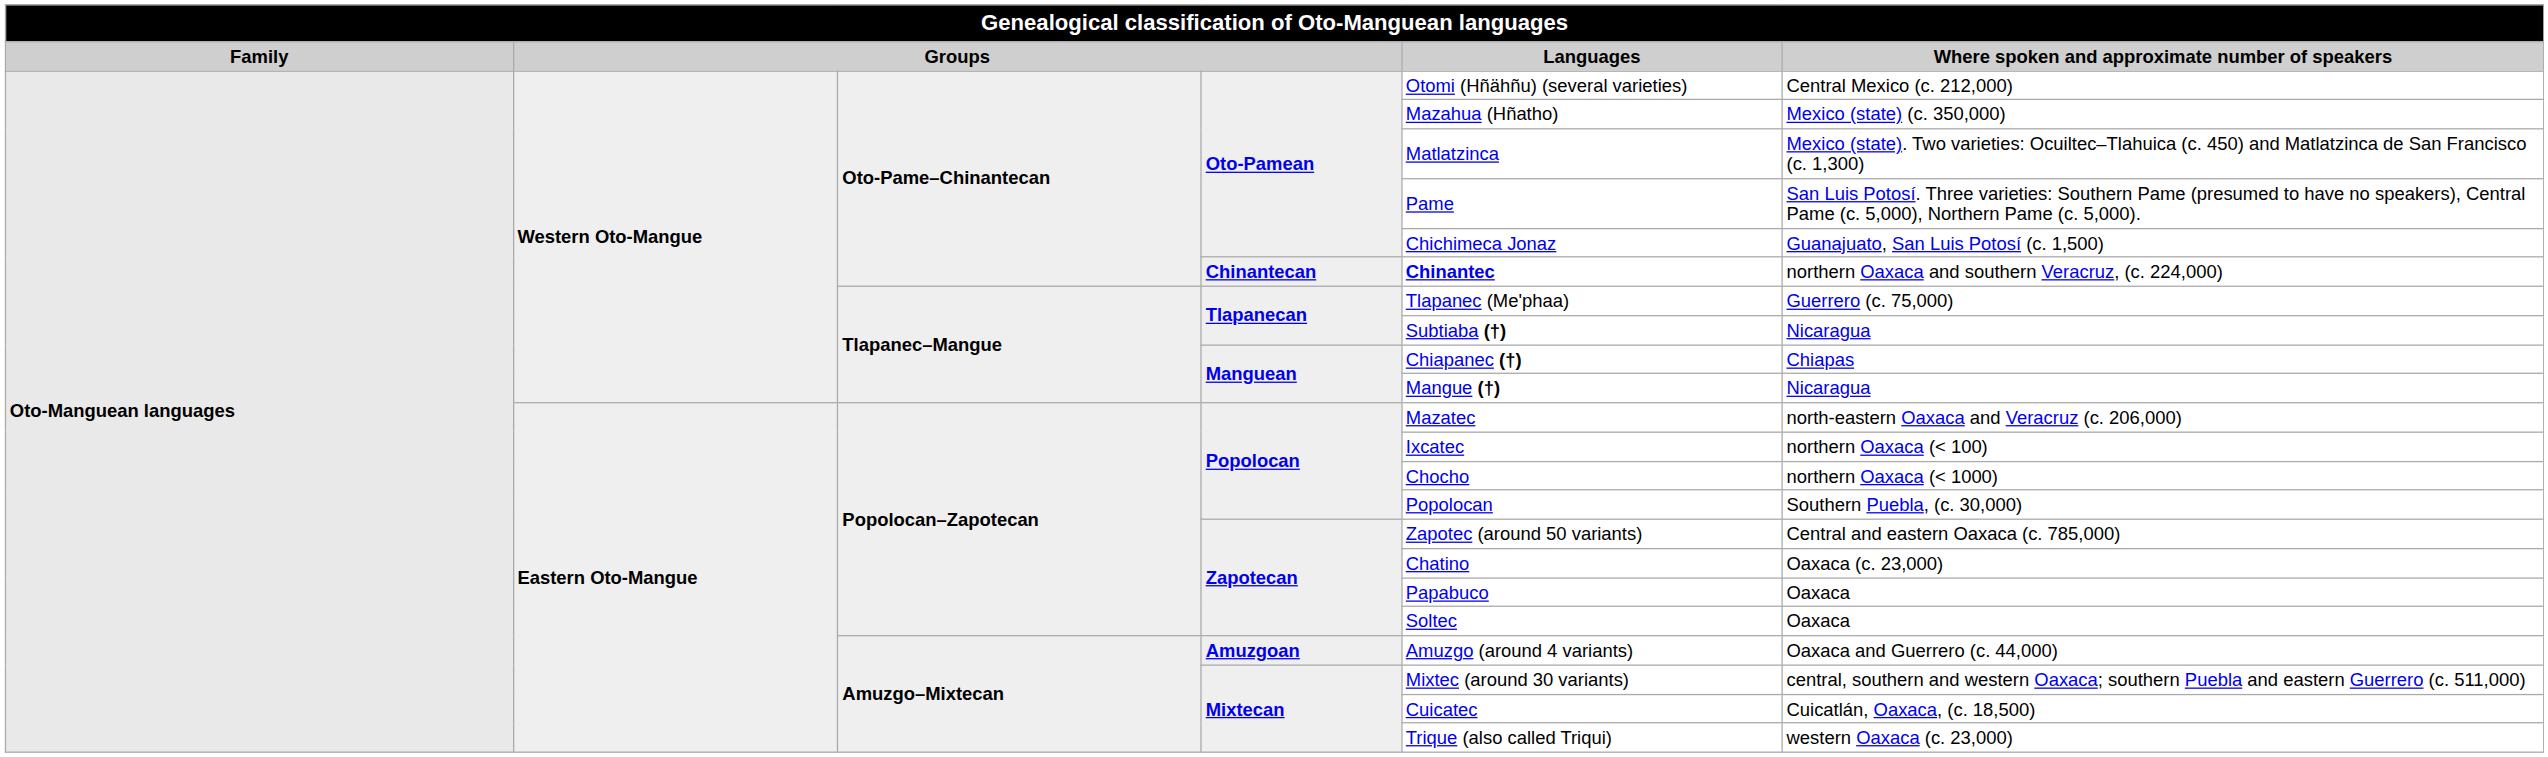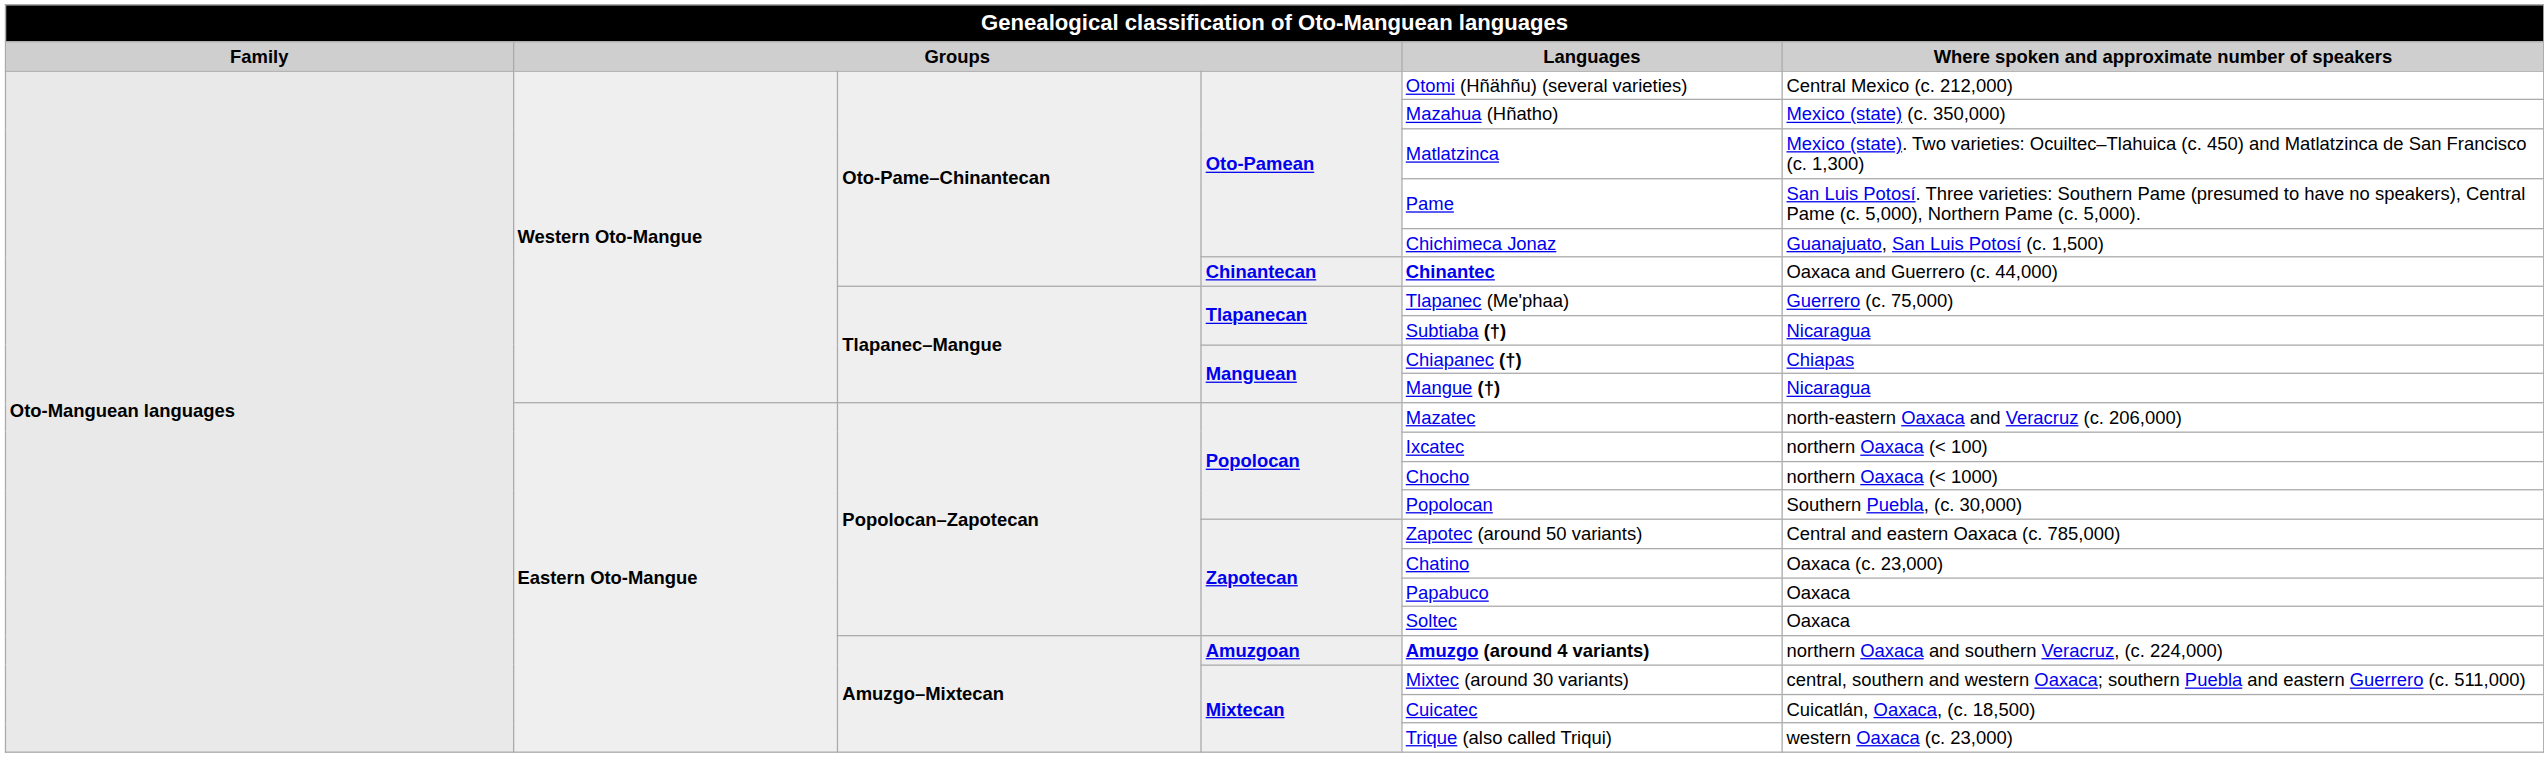(2005, 272) northern Oaxaca and southern Veracruz, (c. 224,000) -> (1922, 272) Oaxaca and Guerrero (c. 44,000)
(1519, 650) normal -> (1528, 650) bold
(1922, 650) Oaxaca and Guerrero (c. 44,000) -> (2005, 650) northern Oaxaca and southern Veracruz, (c. 224,000)
